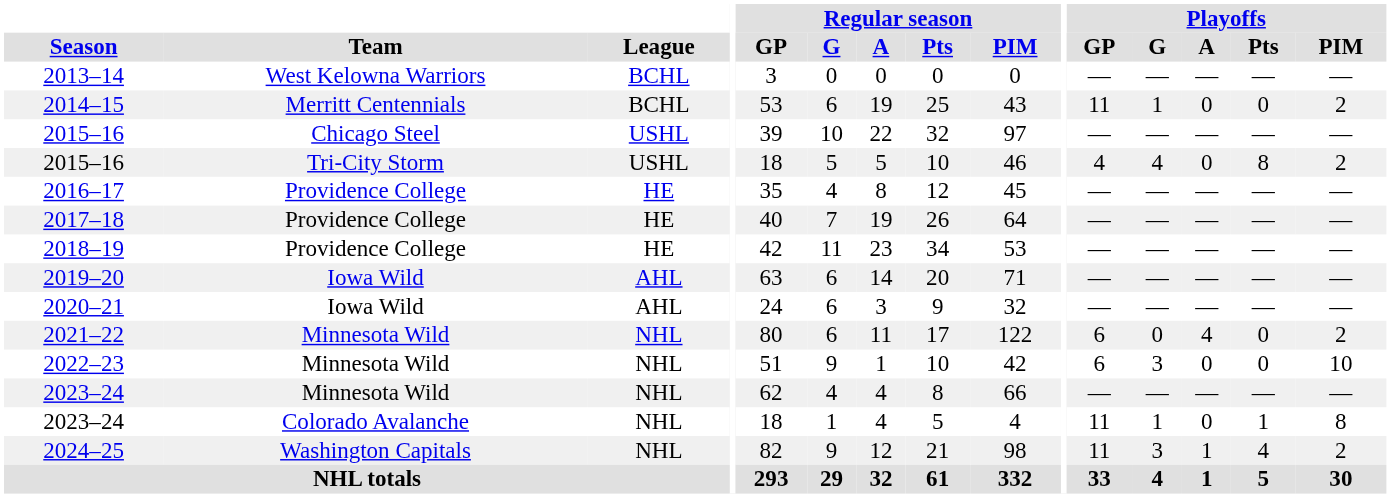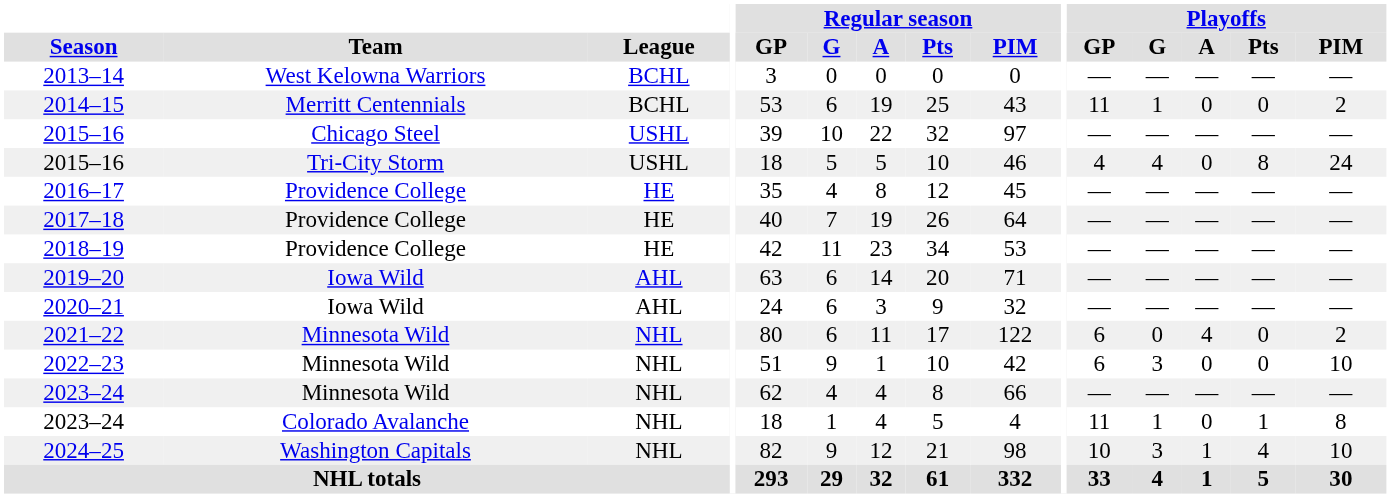(1341, 162) 2 -> (1341, 162) 24
(1099, 450) 11 -> (1099, 450) 10
(1341, 450) 2 -> (1341, 450) 10
